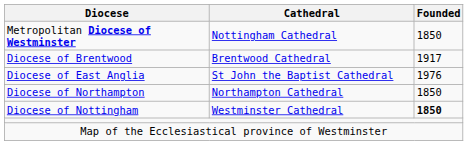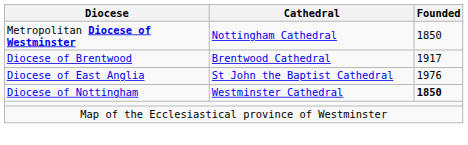- row: (76, 93)
